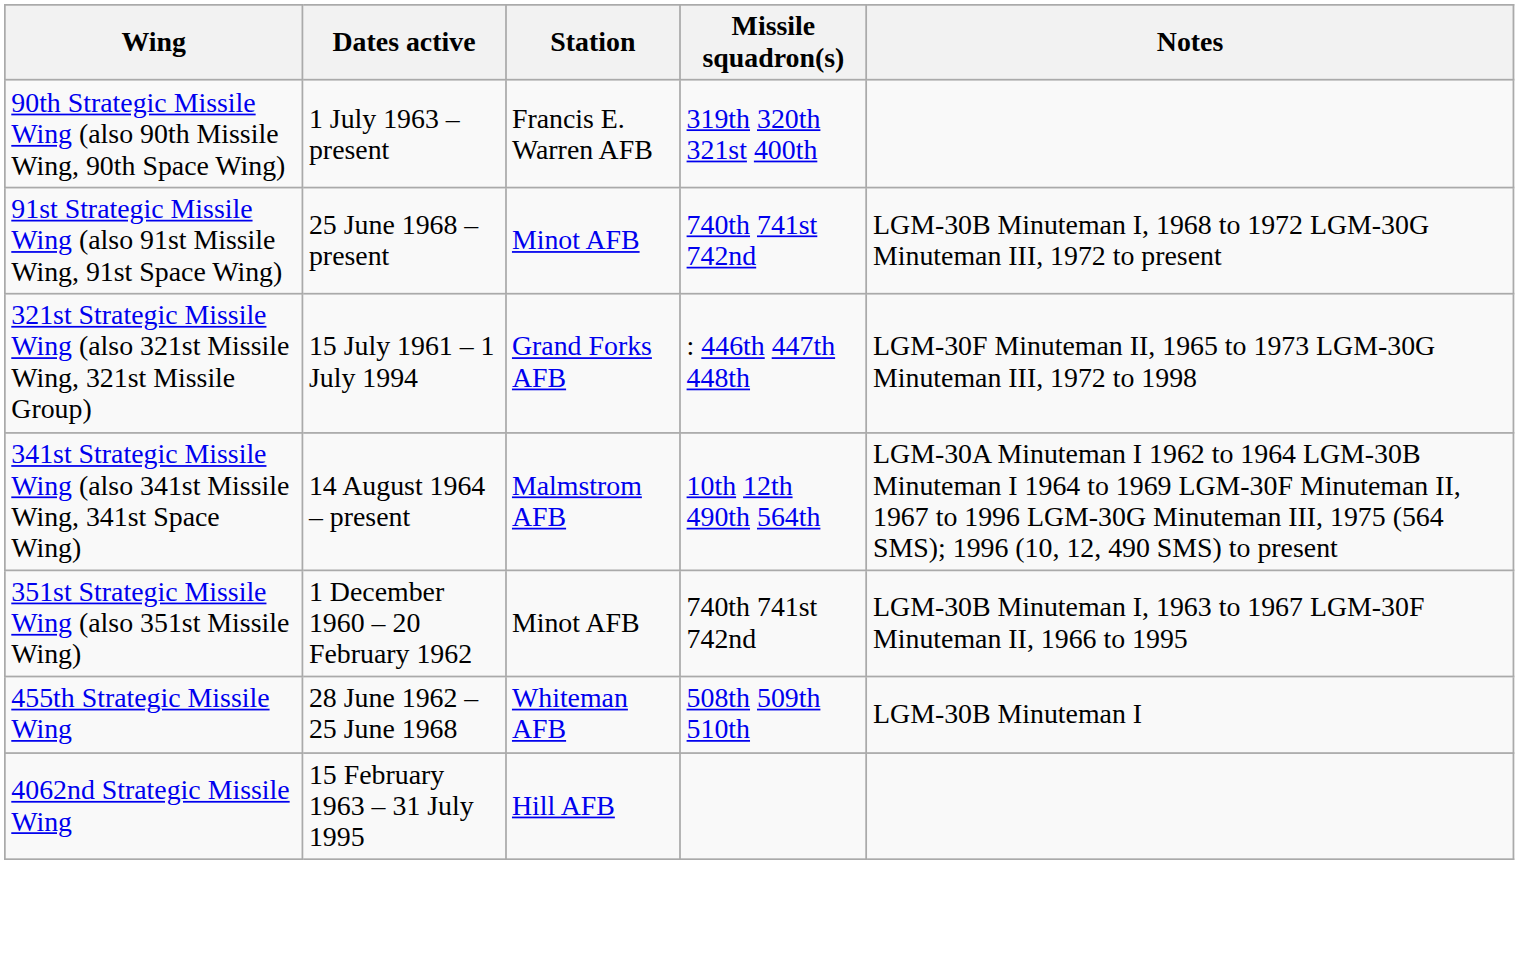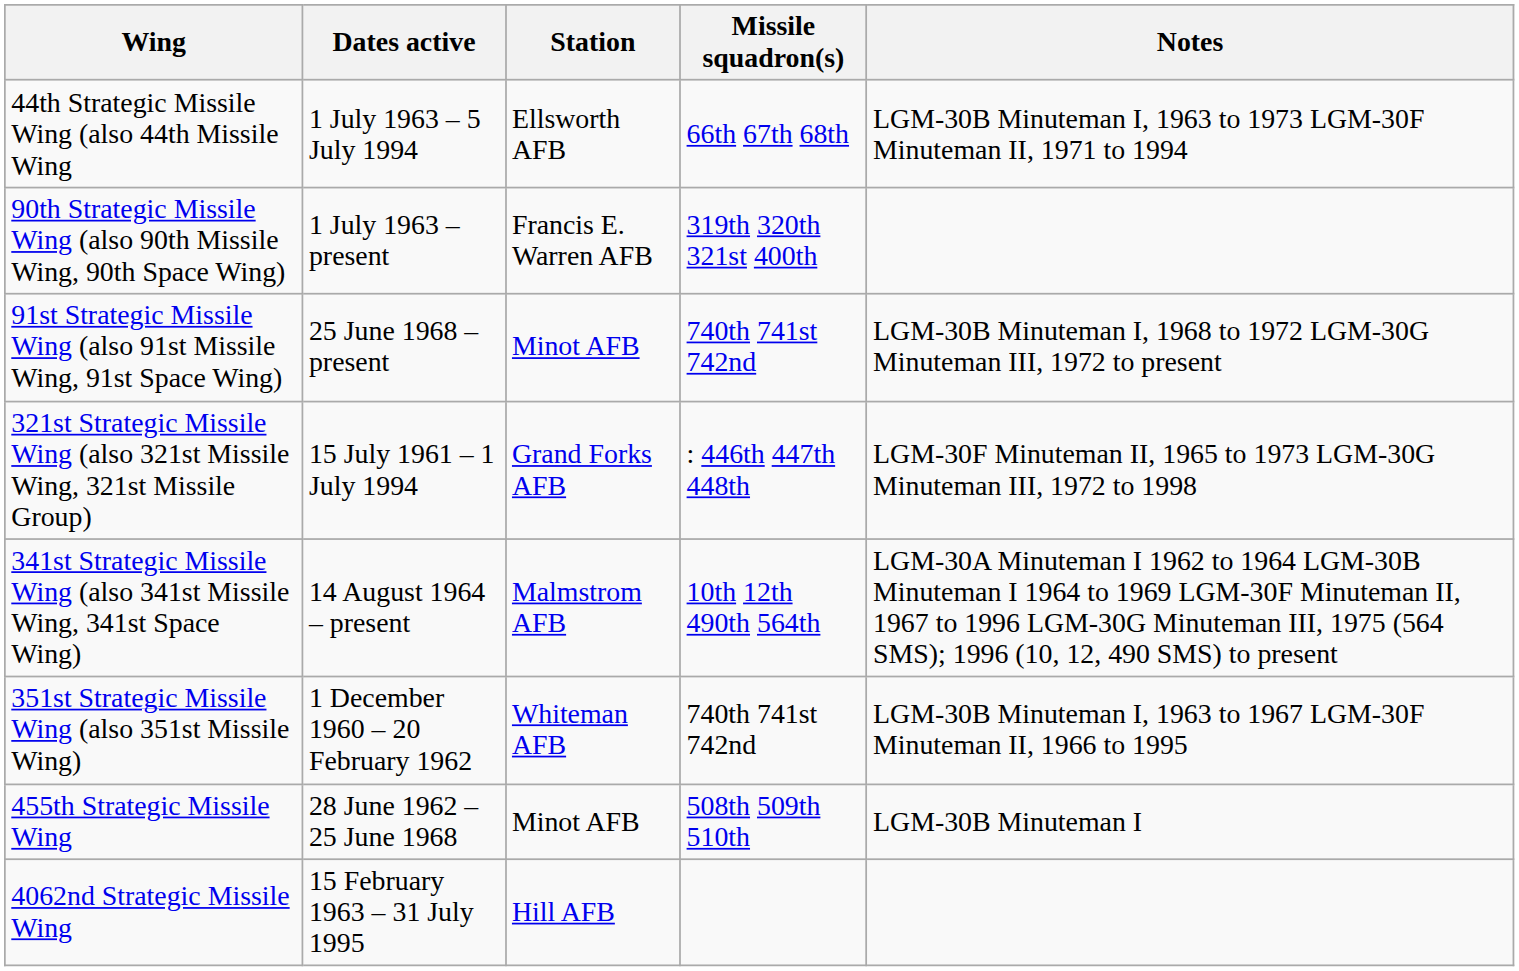+ row: (145, 133)
(576, 623) Minot AFB -> (570, 729) Whiteman AFB
(570, 714) Whiteman AFB -> (576, 821) Minot AFB
